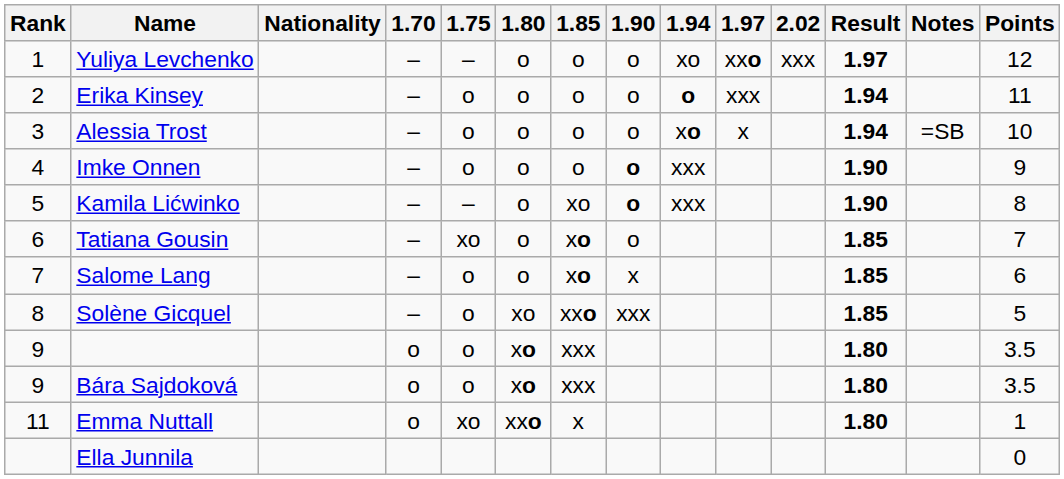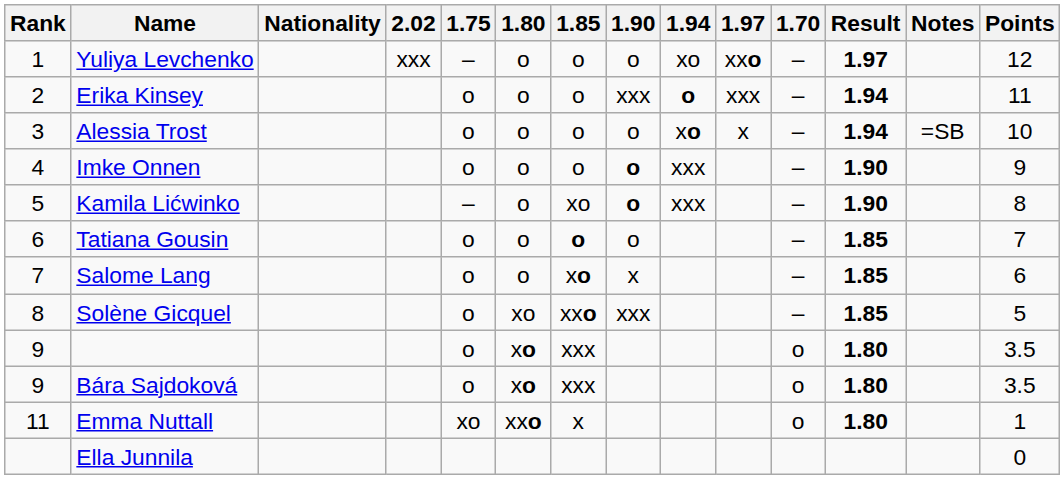columns swapped: (414, 23) <-> (798, 23)
(633, 95) o -> (633, 95) xxx
(468, 240) xo -> (468, 240) o
(578, 240) xo -> (578, 240) o
